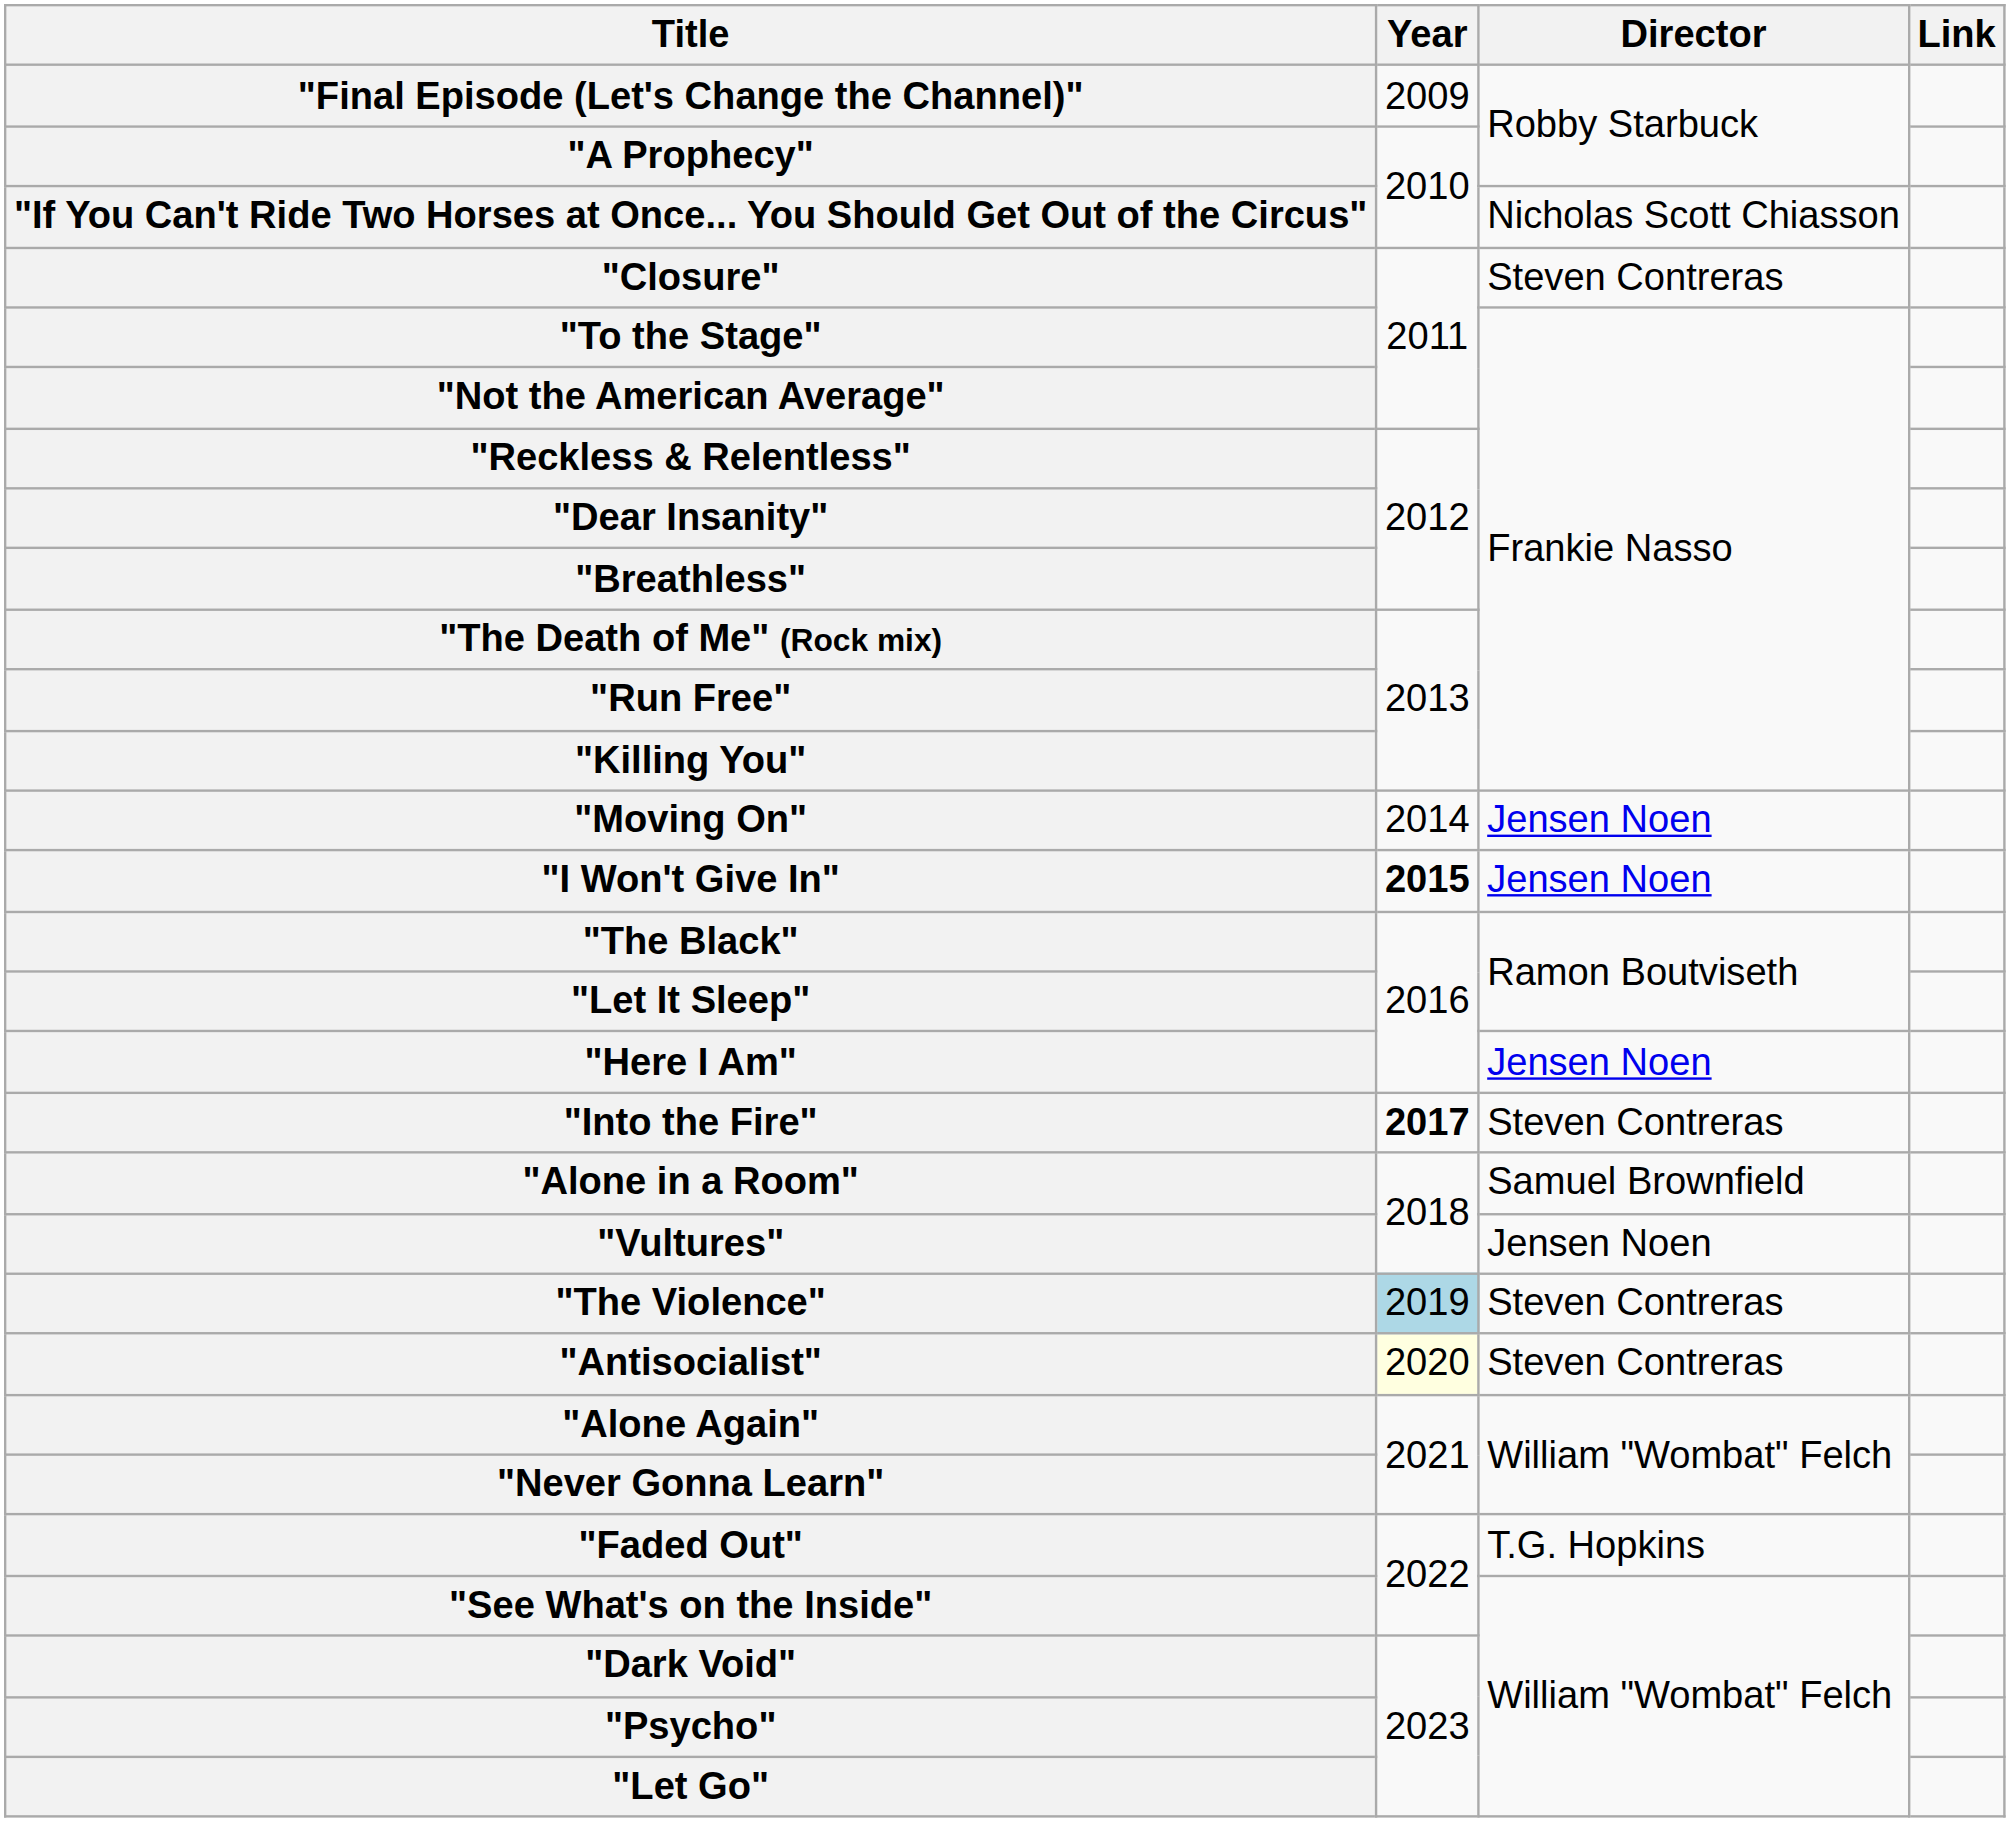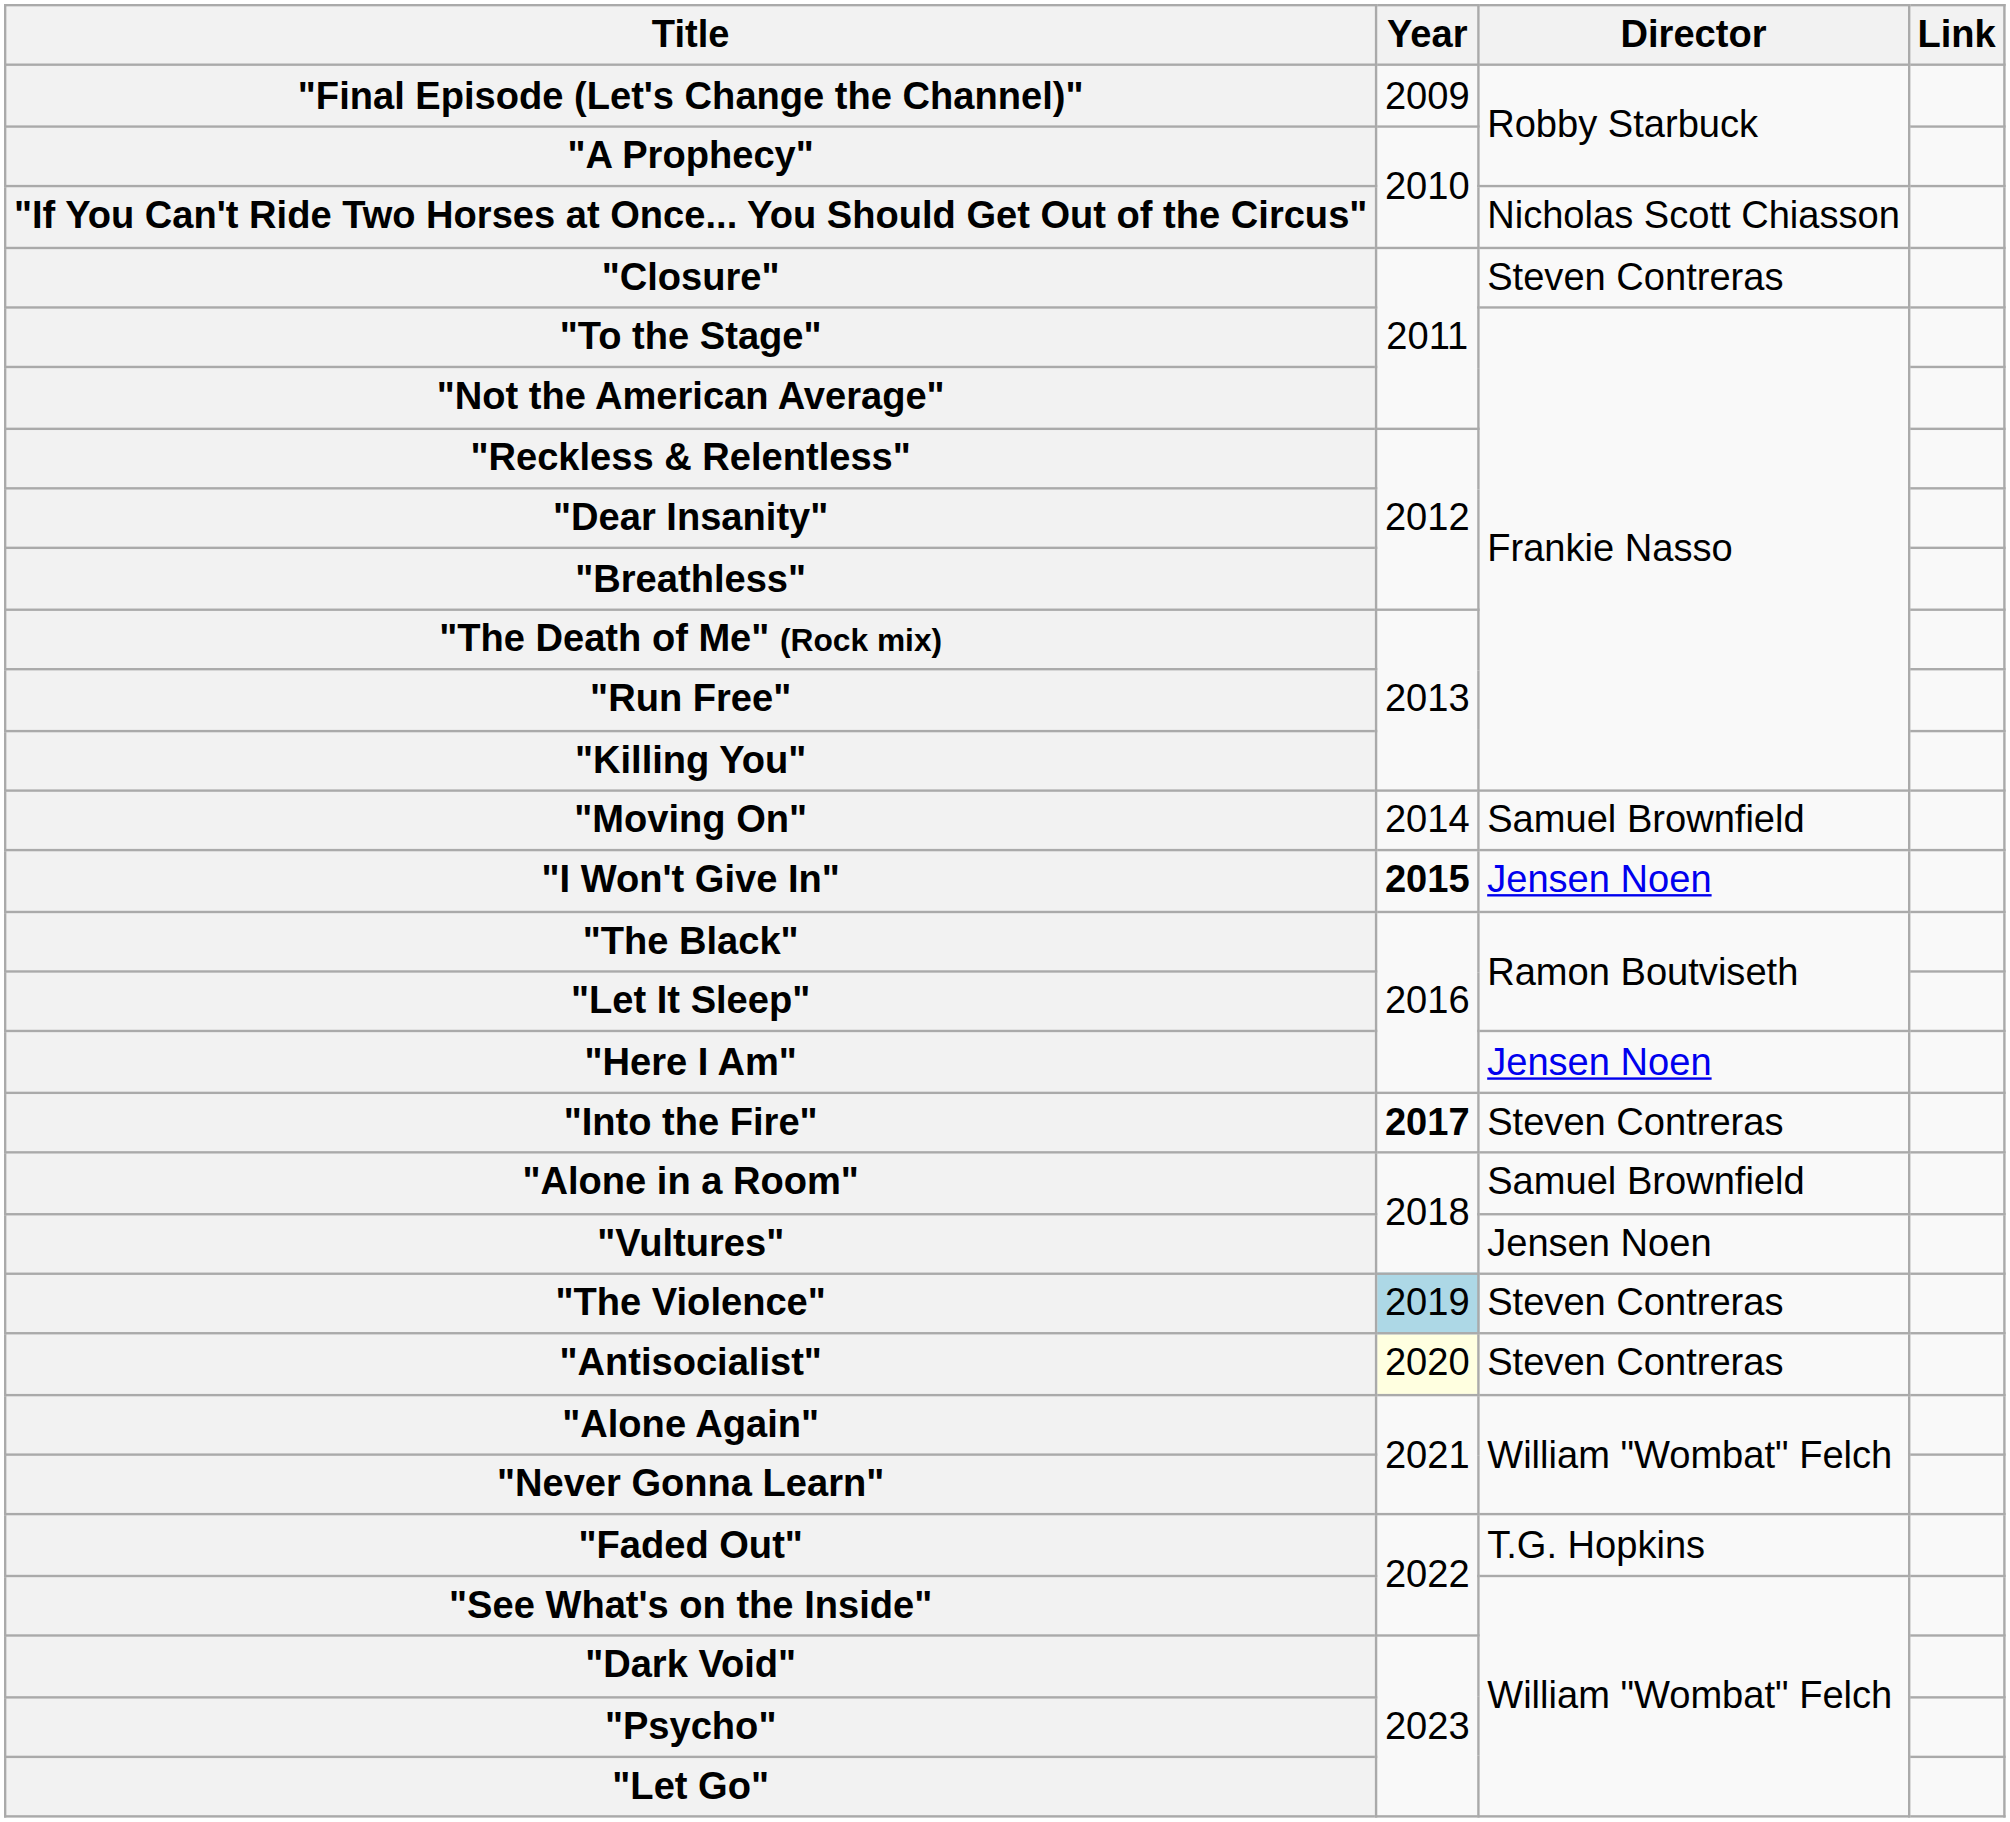(1599, 819) Jensen Noen -> (1646, 819) Samuel Brownfield
